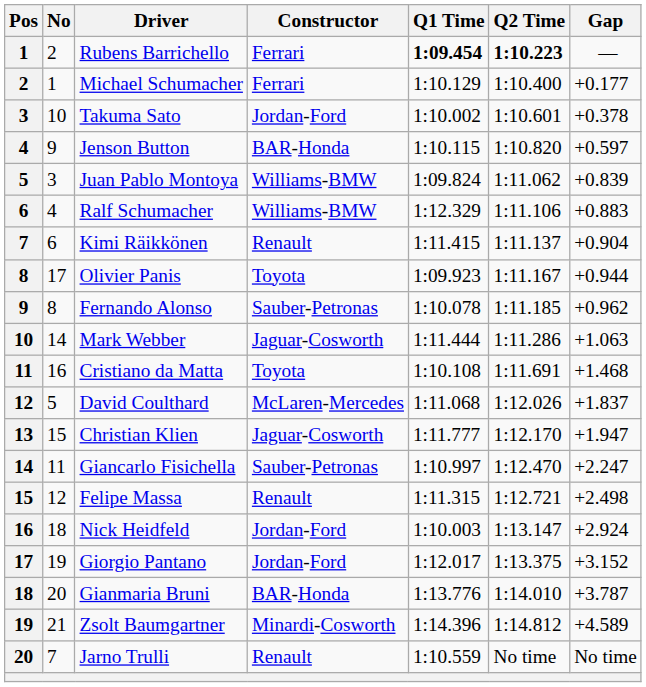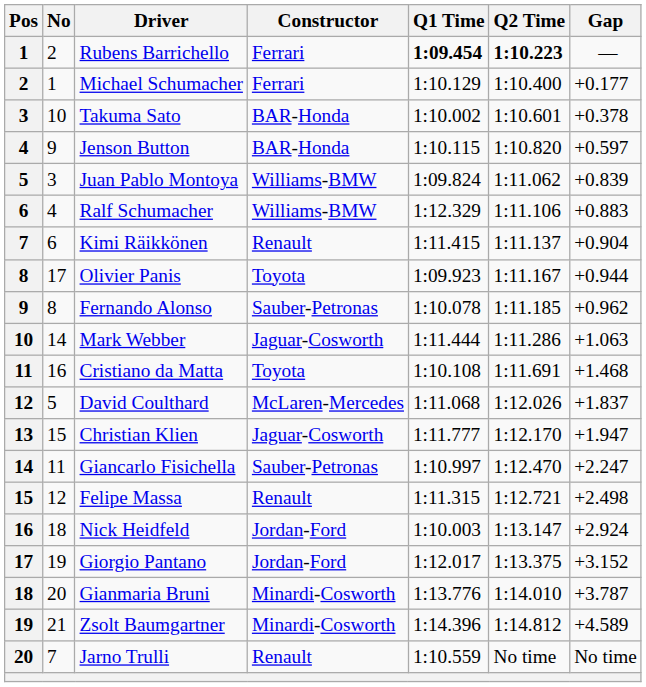(299, 116) Jordan-Ford -> (301, 116) BAR-Honda
(301, 593) BAR-Honda -> (324, 593) Minardi-Cosworth
